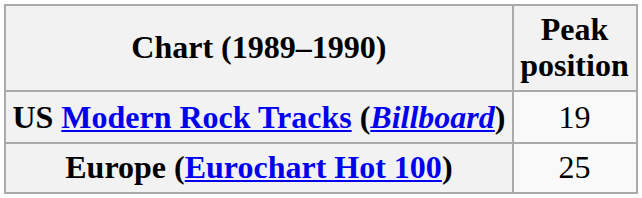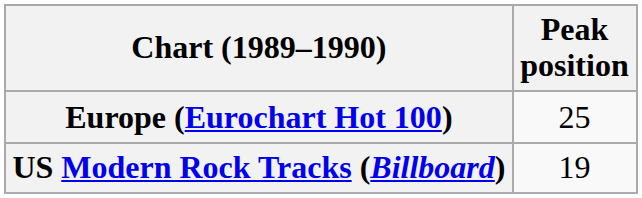rows swapped: (259, 167) <-> (259, 116)
